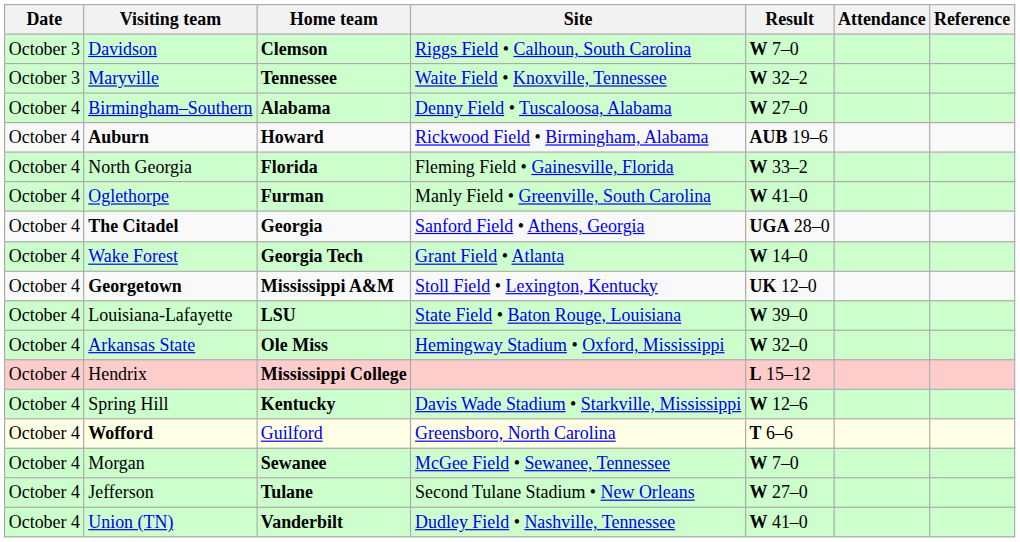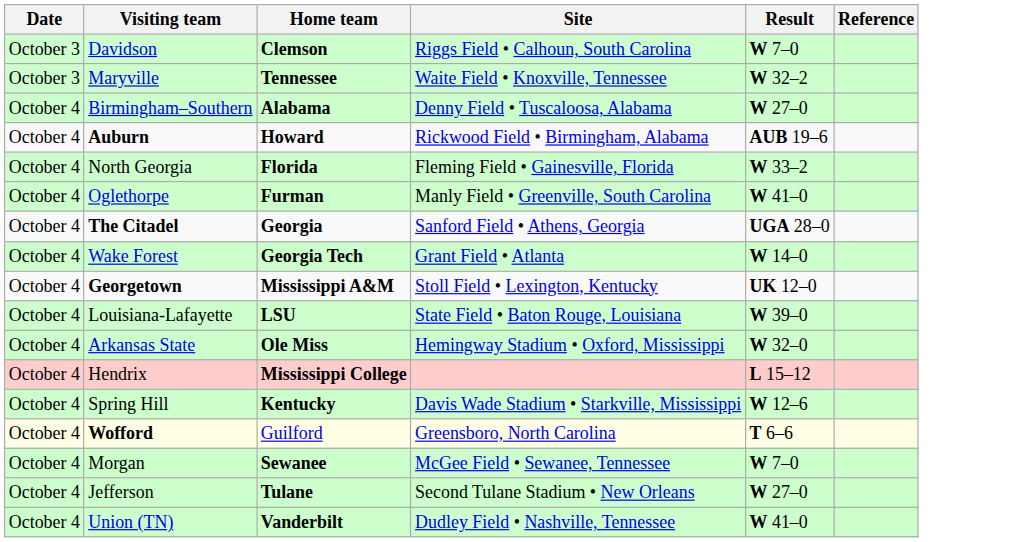- column: (882, 19)
